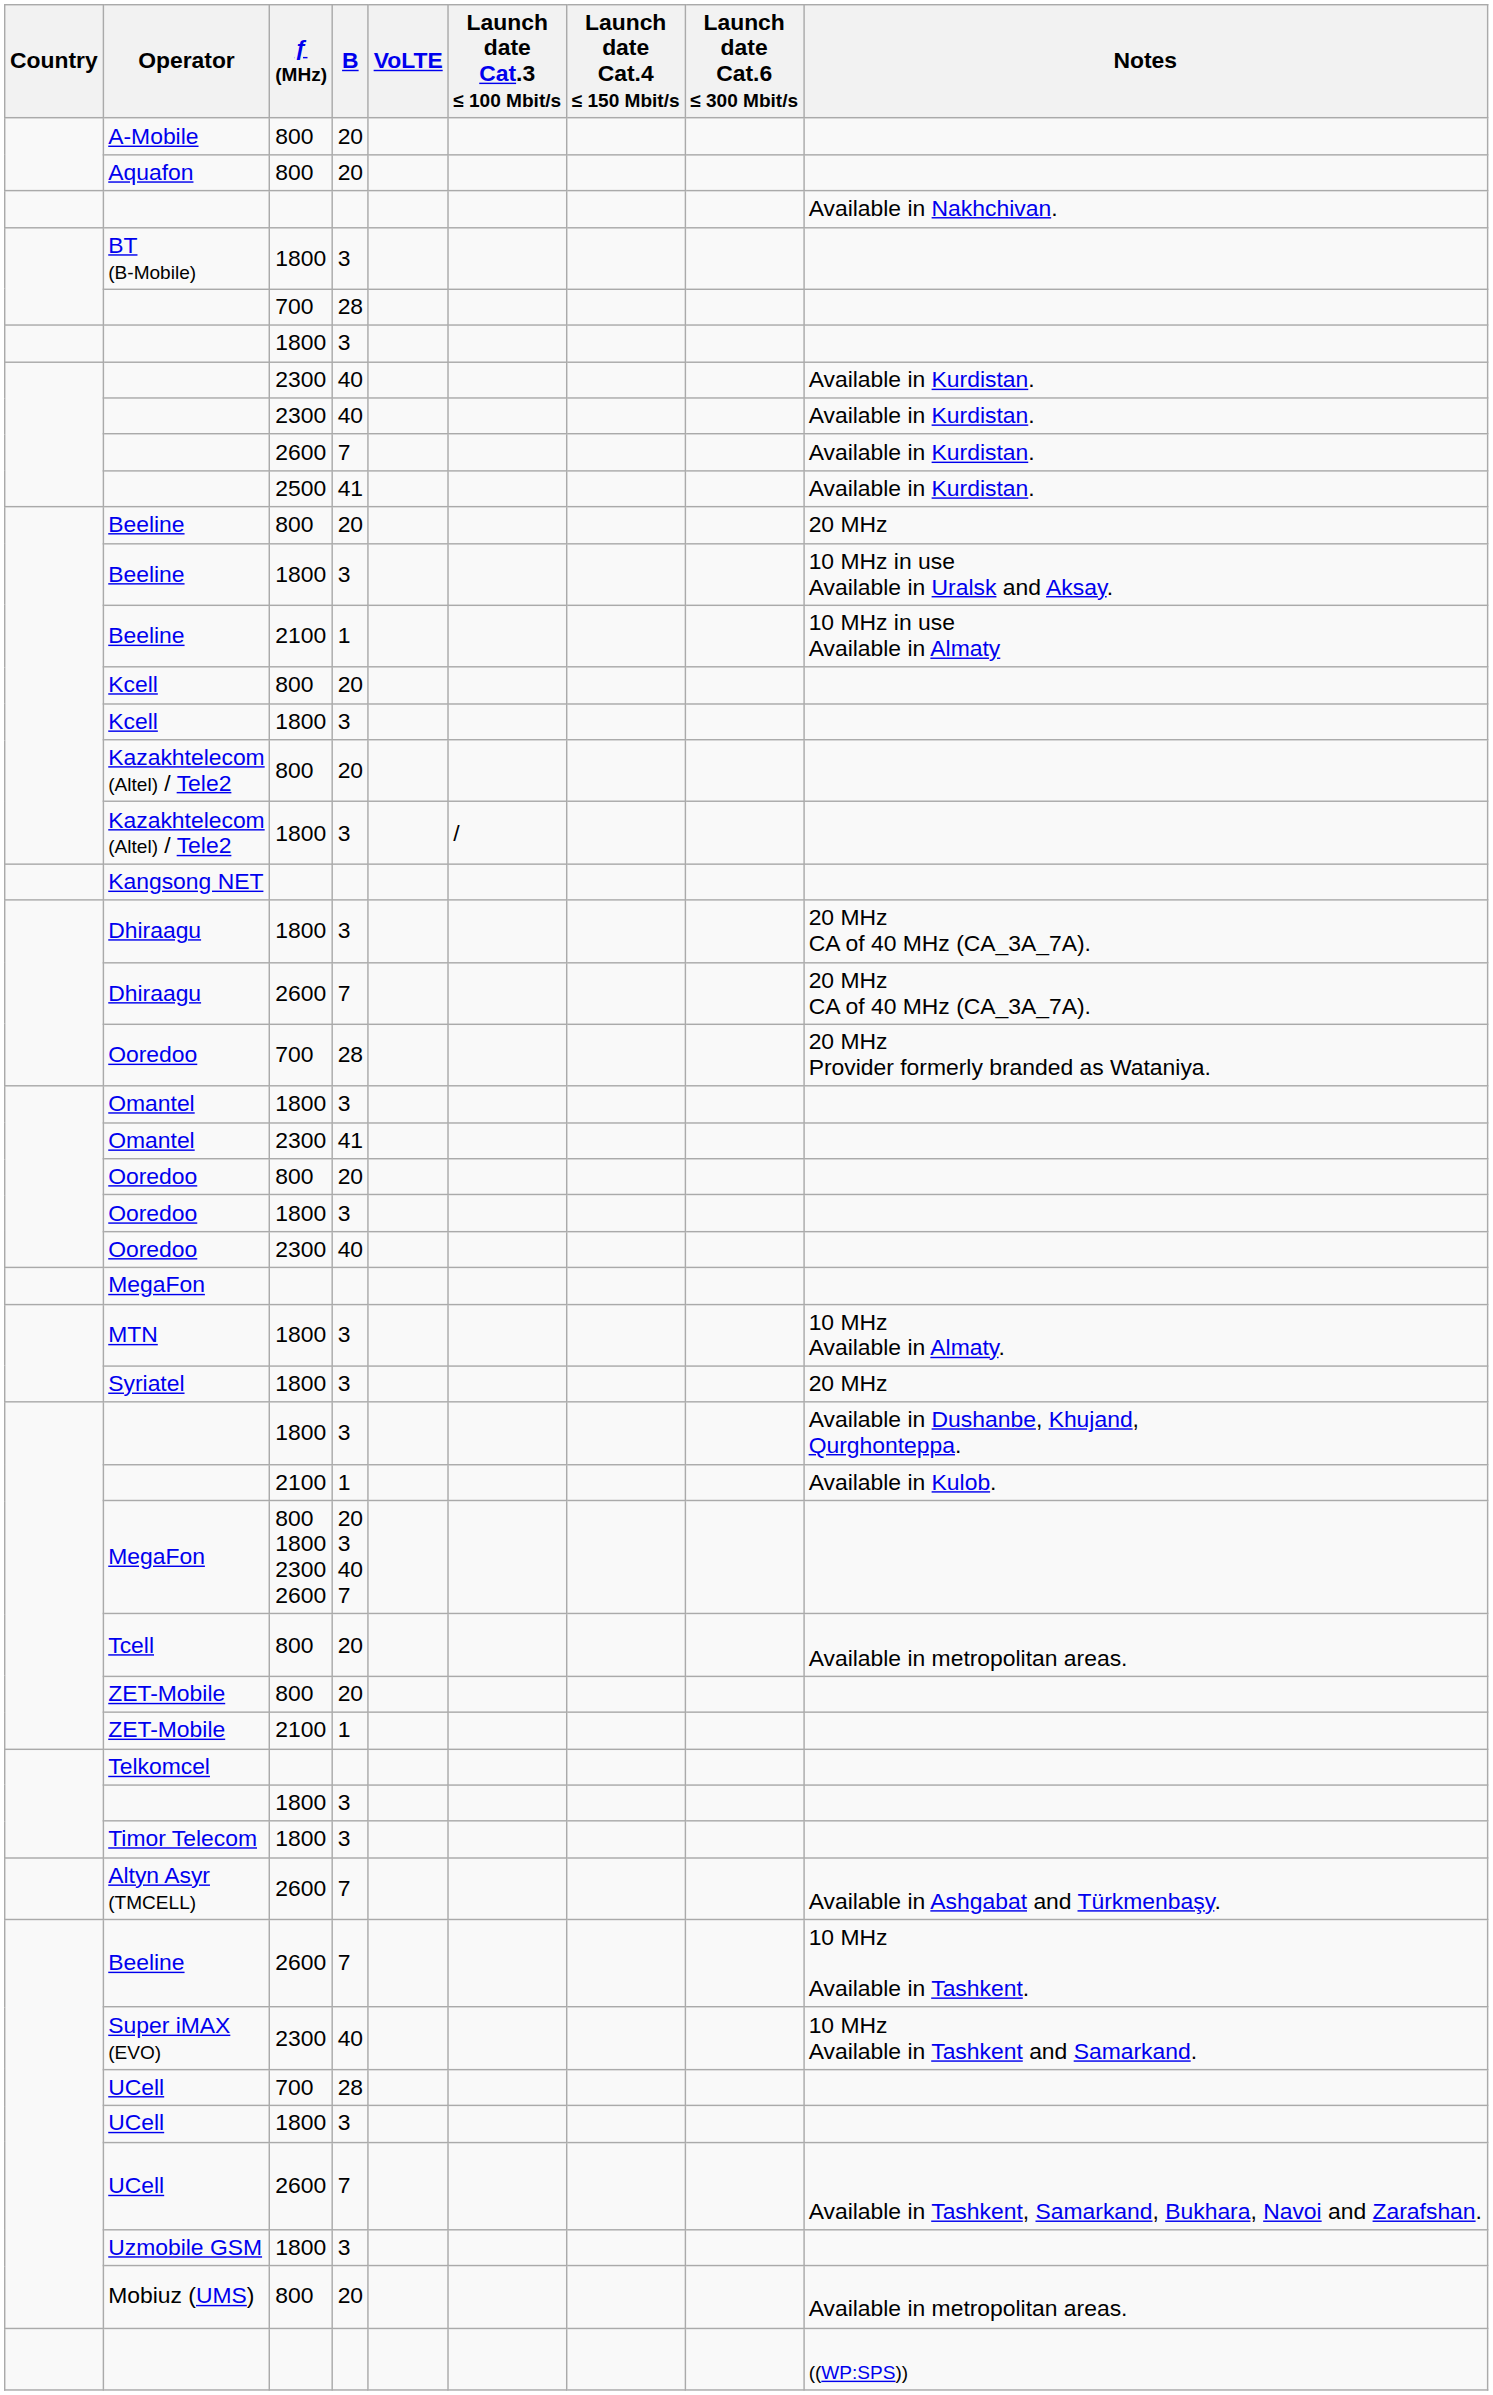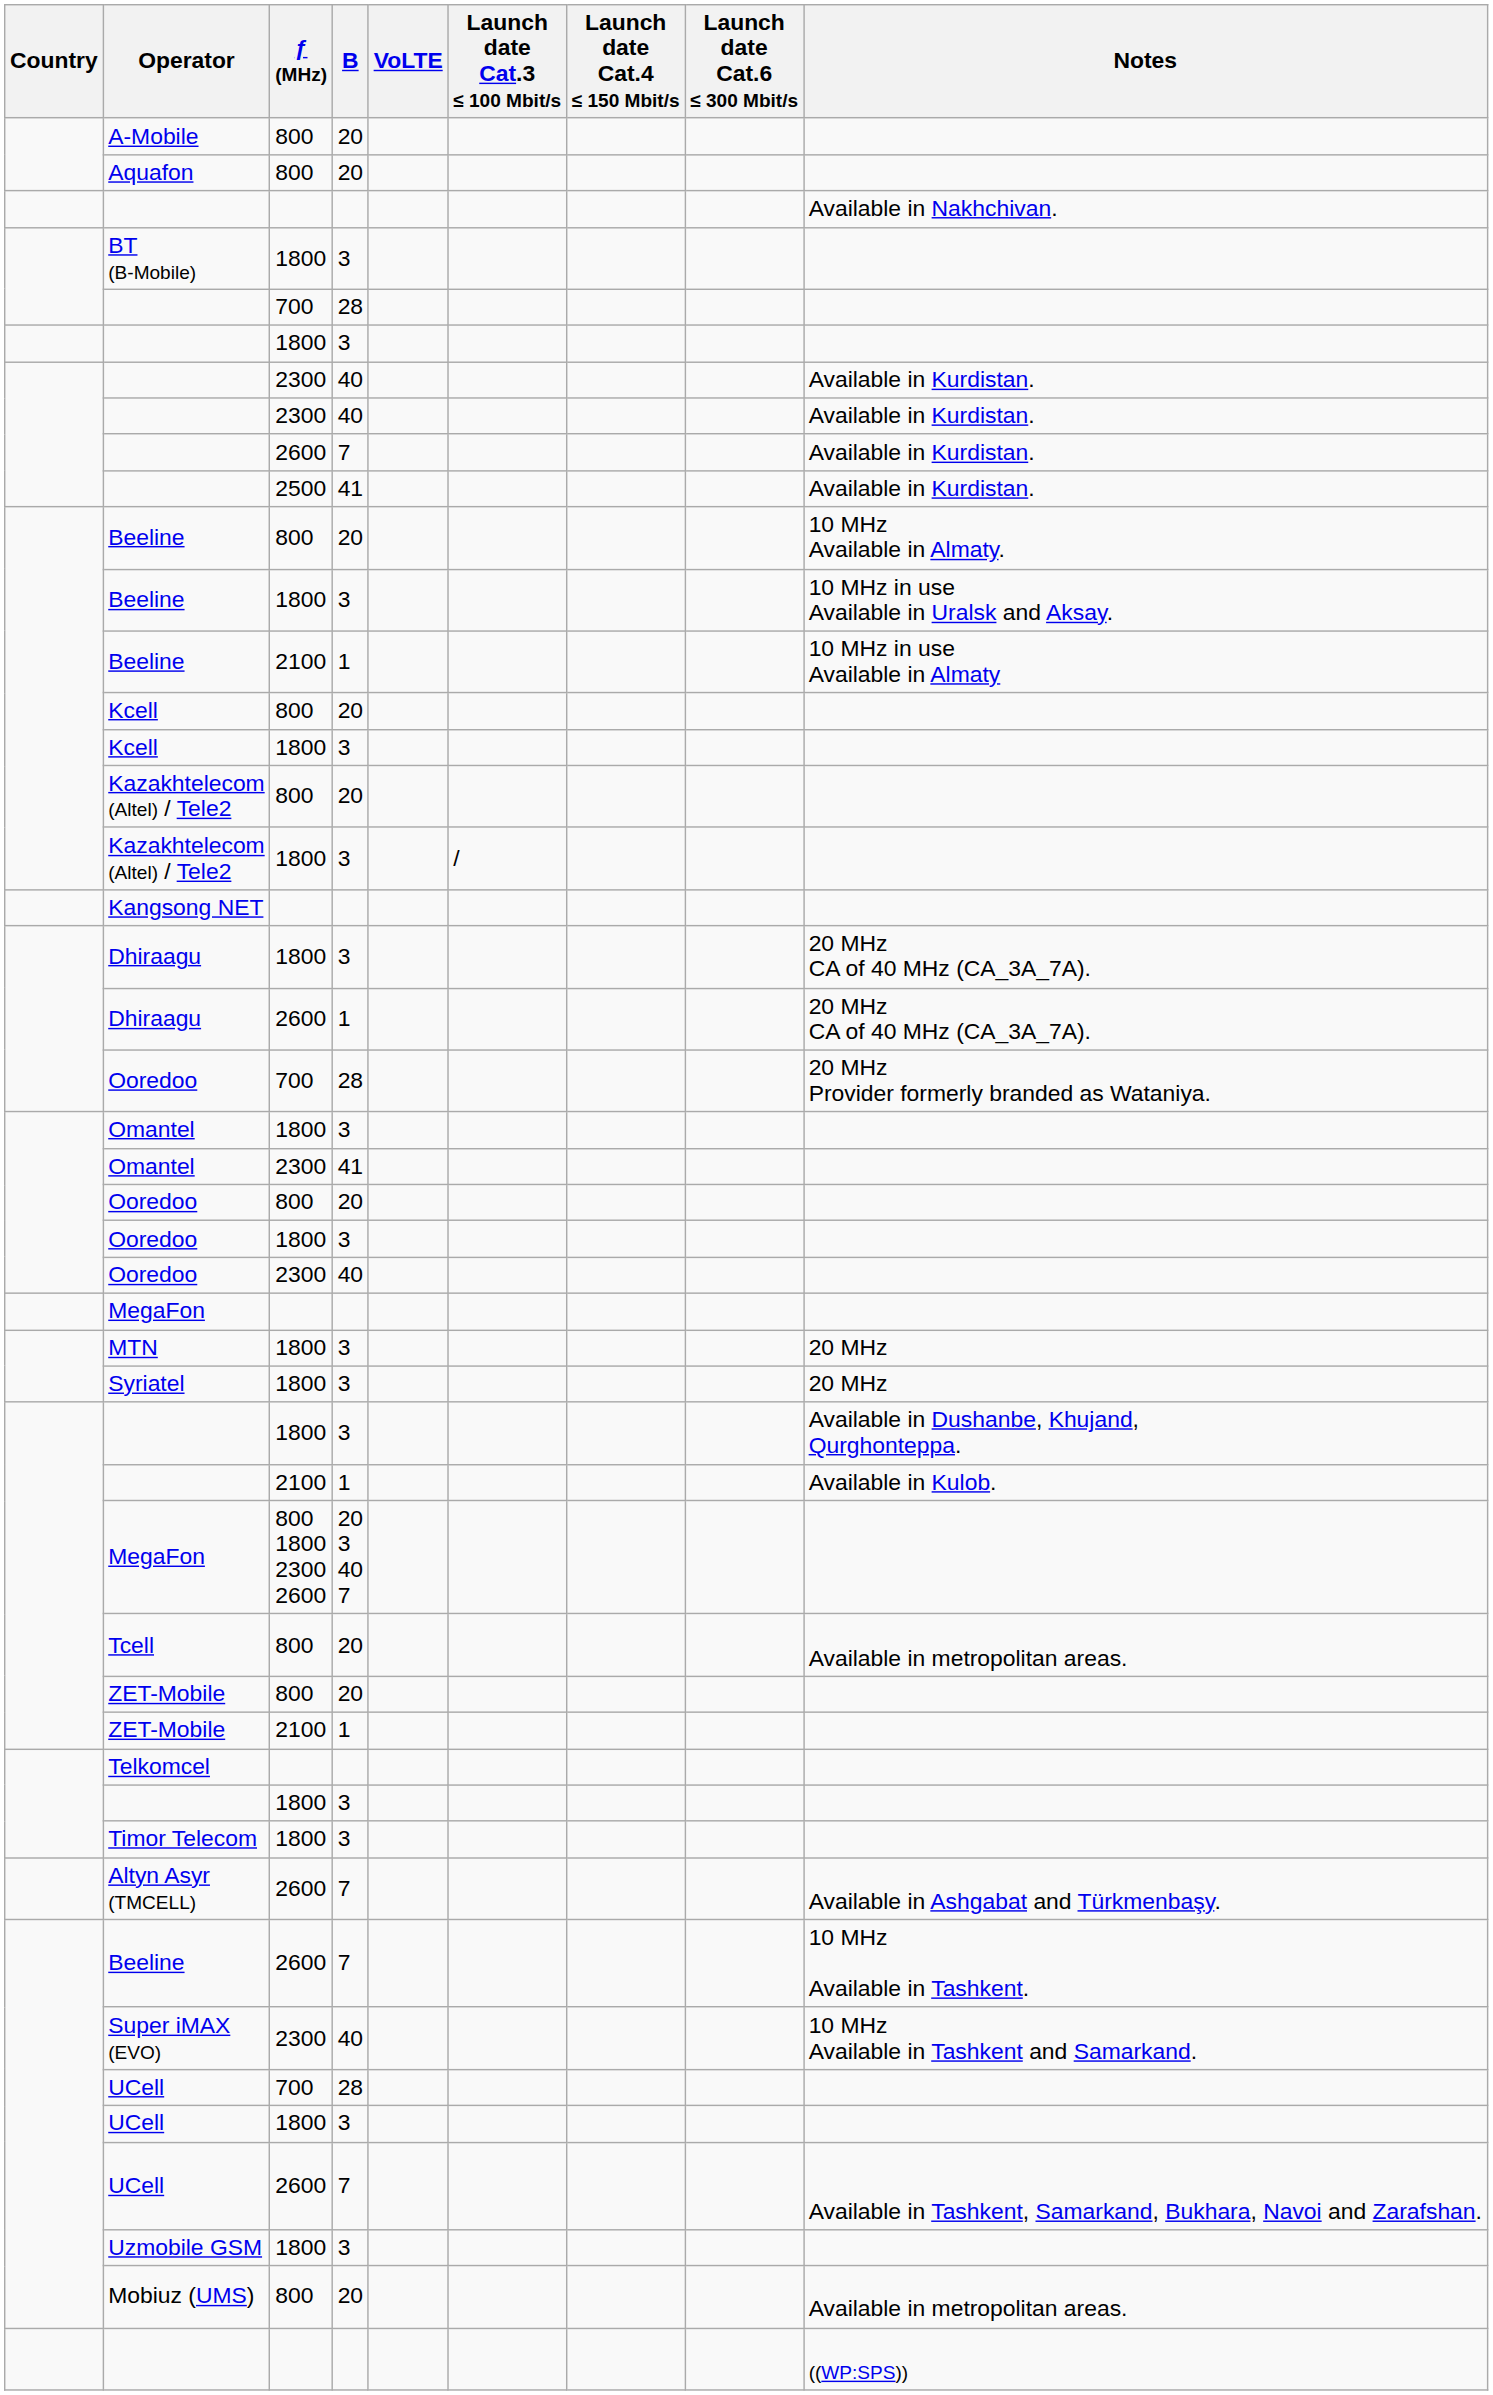(848, 524) 20 MHz -> (907, 537) 10 MHz Available in Almaty.
(344, 992) 7 -> (344, 1018) 1
(907, 1334) 10 MHz Available in Almaty. -> (848, 1347) 20 MHz
